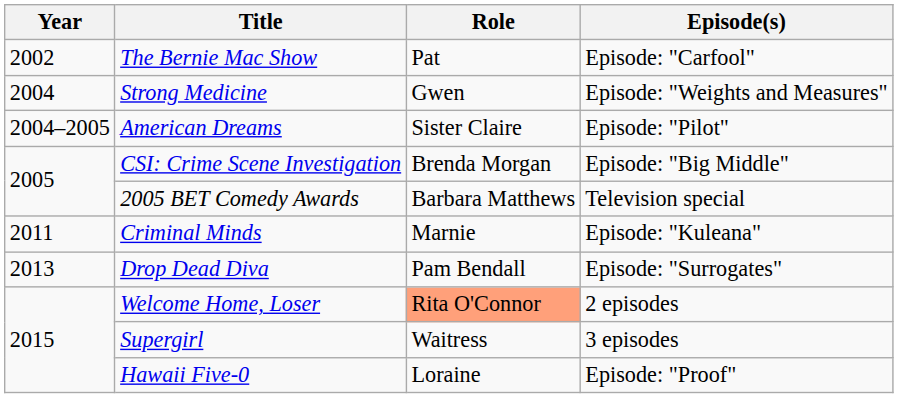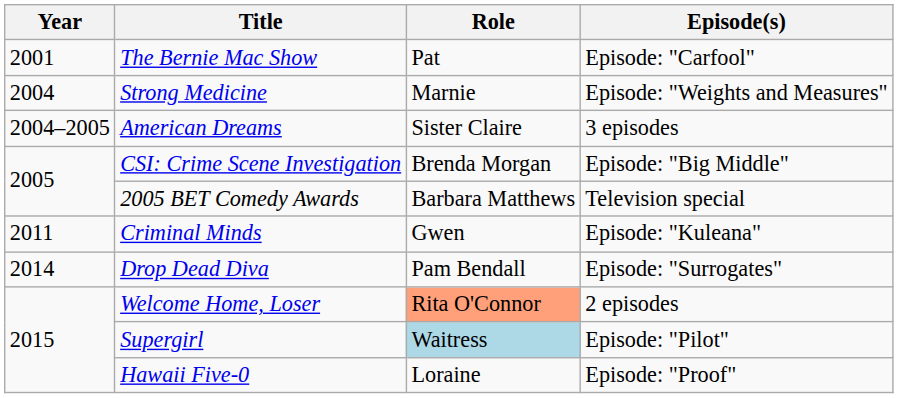(32, 57) 2002 -> (32, 57) 2001
(438, 92) Gwen -> (444, 92) Marnie
(657, 127) Episode: "Pilot" -> (632, 127) 3 episodes
(444, 233) Marnie -> (438, 233) Gwen
(32, 269) 2013 -> (32, 269) 2014
(449, 339) no background -> (449, 339) lightblue background
(632, 339) 3 episodes -> (657, 339) Episode: "Pilot"
